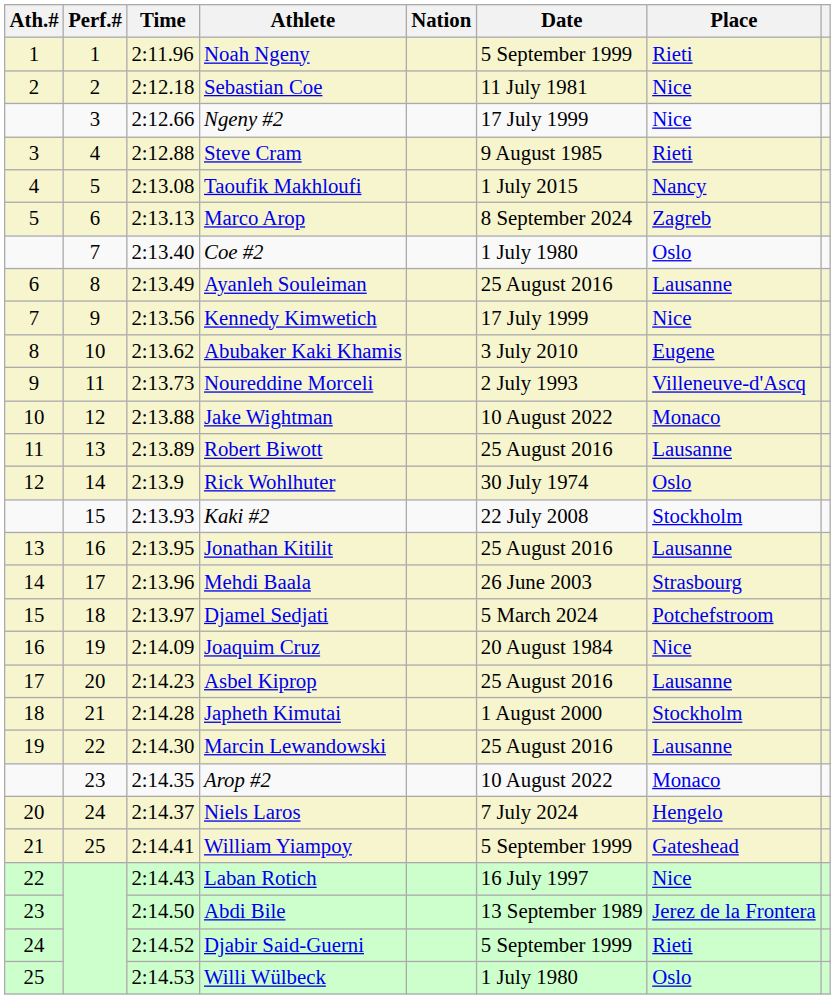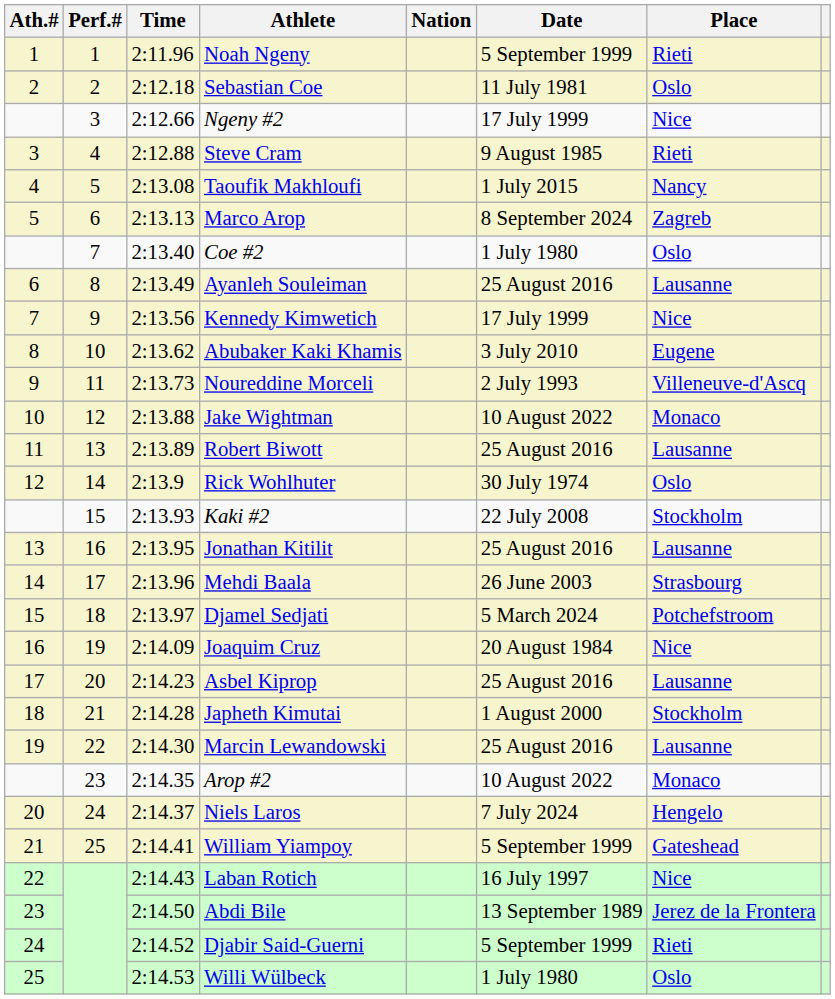(672, 86) Nice -> (672, 86) Oslo
